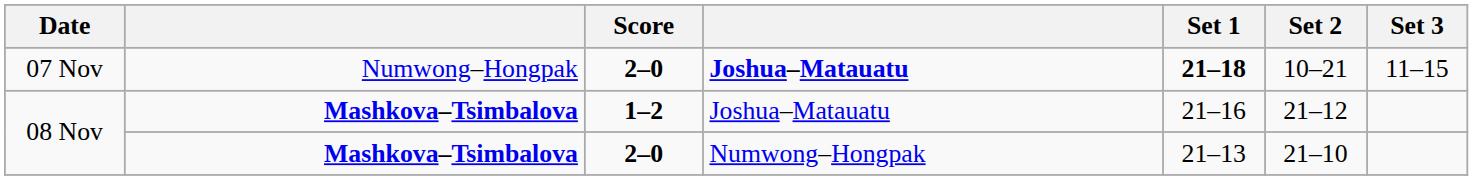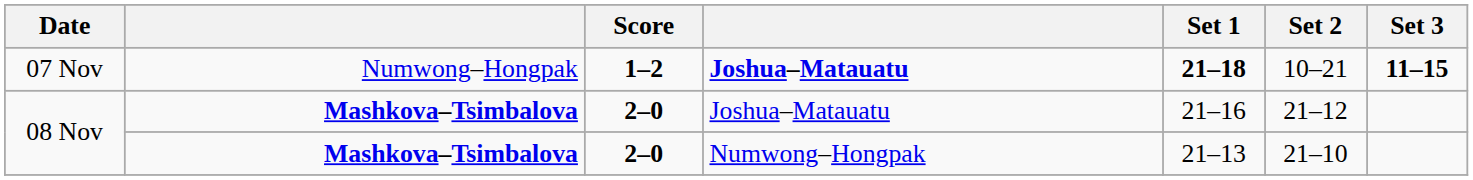(644, 68) 2–0 -> (644, 68) 1–2
(1417, 68) normal -> (1417, 68) bold
(644, 111) 1–2 -> (644, 111) 2–0
